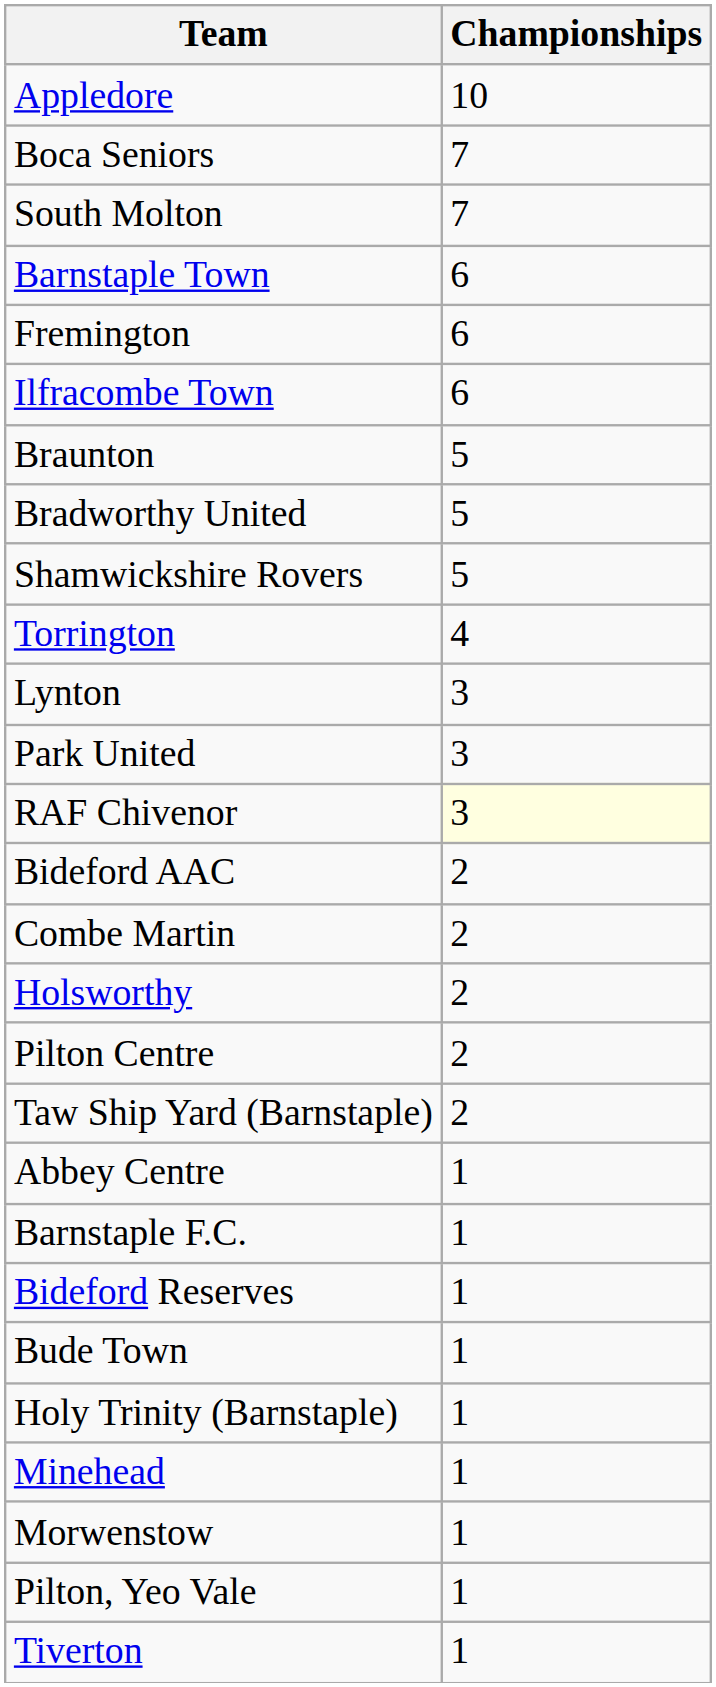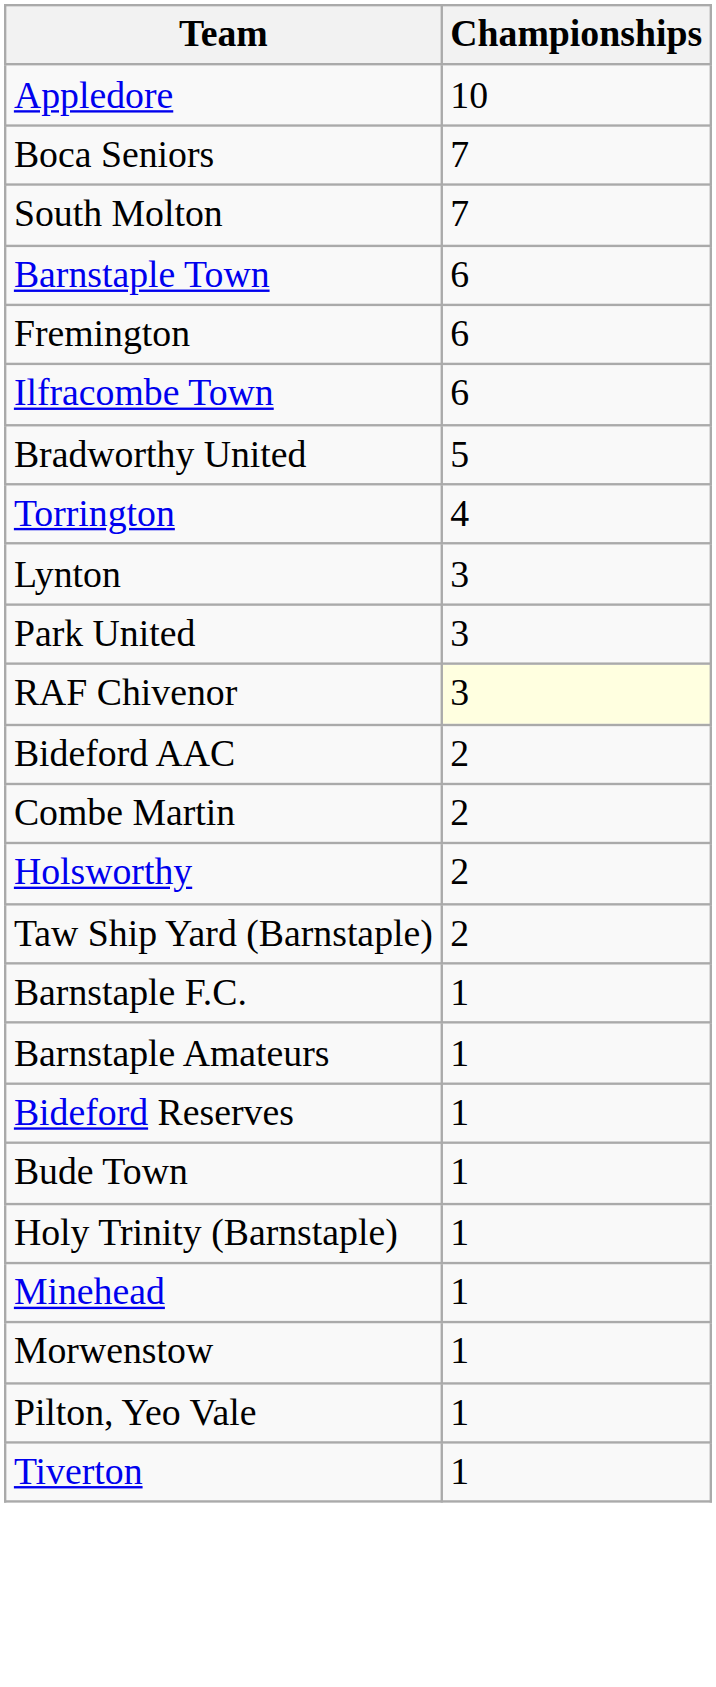- row: (84, 453)
- row: (189, 573)
- row: (114, 1052)
- row: (119, 1172)
+ row: (172, 1052)
